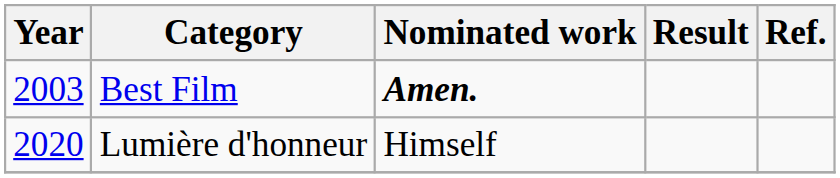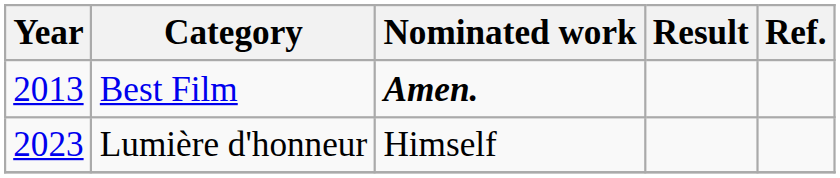(48, 88) 2003 -> (48, 88) 2013
(48, 144) 2020 -> (48, 144) 2023
